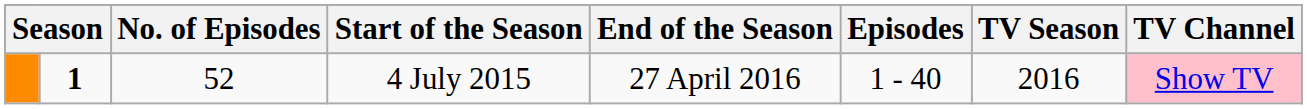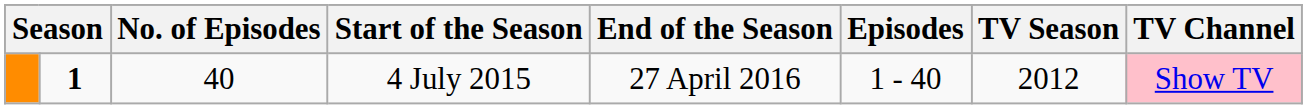(219, 77) 52 -> (219, 77) 40
(1049, 77) 2016 -> (1049, 77) 2012
